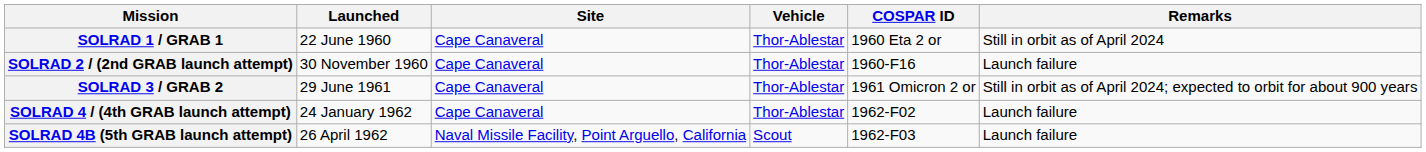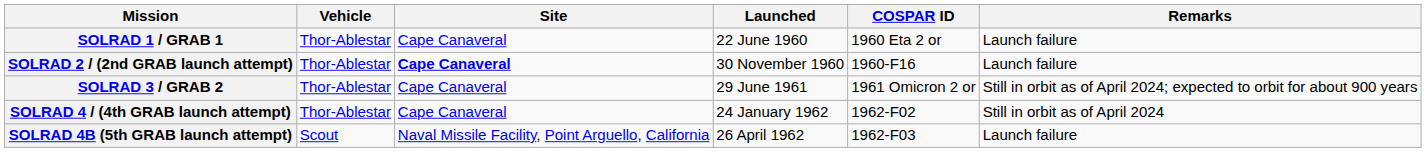columns swapped: (364, 16) <-> (799, 16)
(1073, 40) Still in orbit as of April 2024 -> (1030, 40) Launch failure
(489, 64) normal -> (454, 64) bold
(1030, 111) Launch failure -> (1073, 111) Still in orbit as of April 2024
